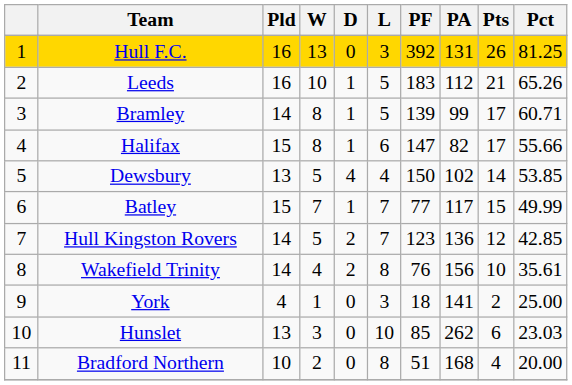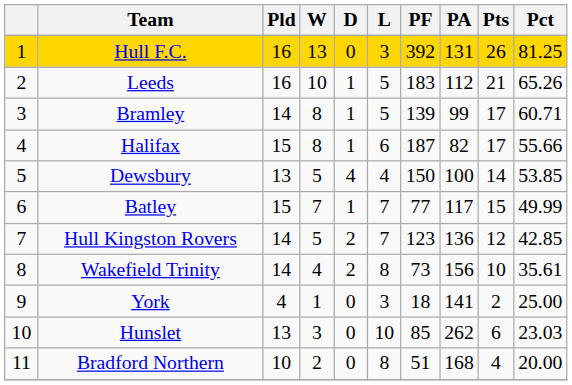(420, 144) 147 -> (420, 144) 187
(459, 176) 102 -> (459, 176) 100
(420, 269) 76 -> (420, 269) 73
